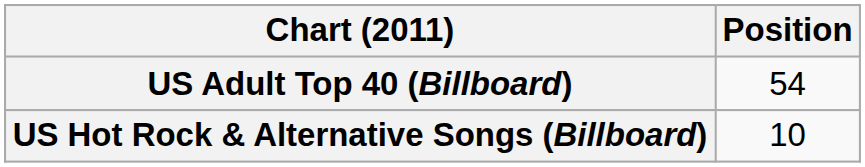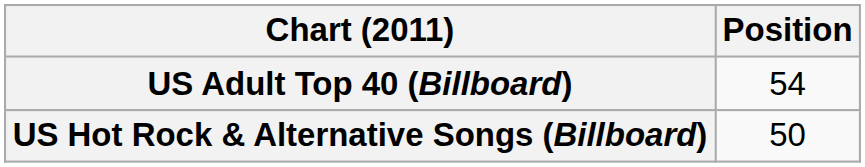(788, 135) 10 -> (788, 135) 50
